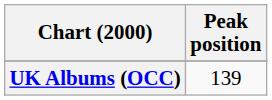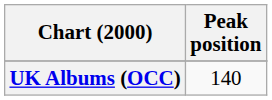(226, 77) 139 -> (226, 77) 140
